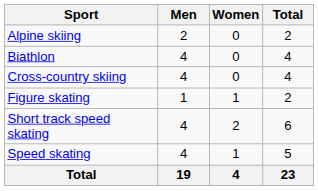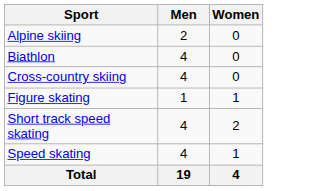- column: (288, 14)
